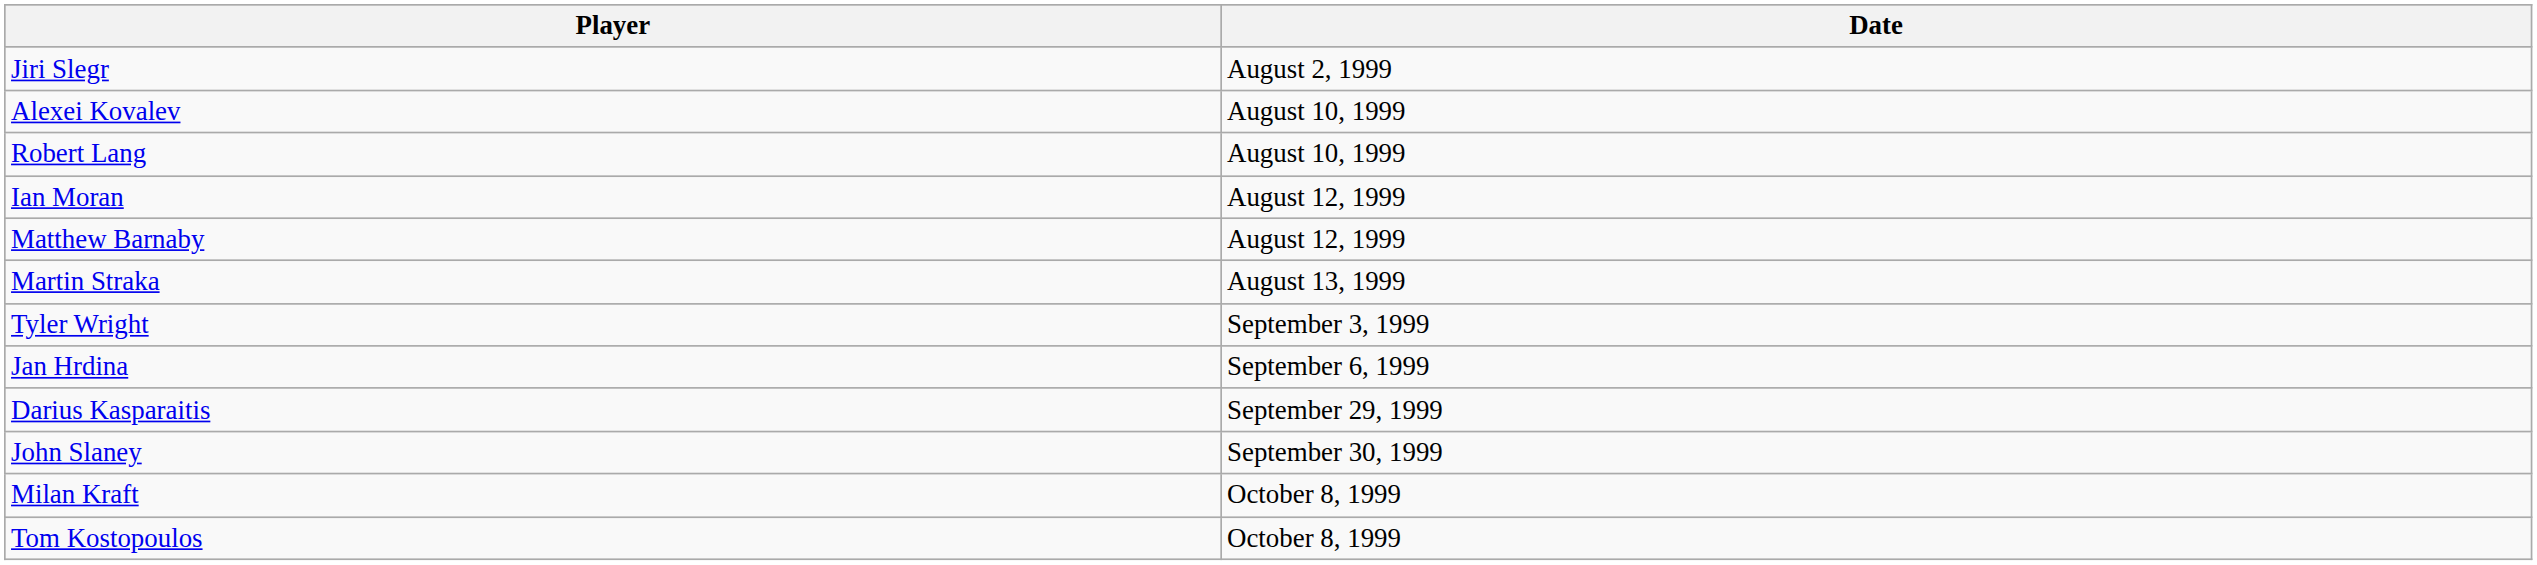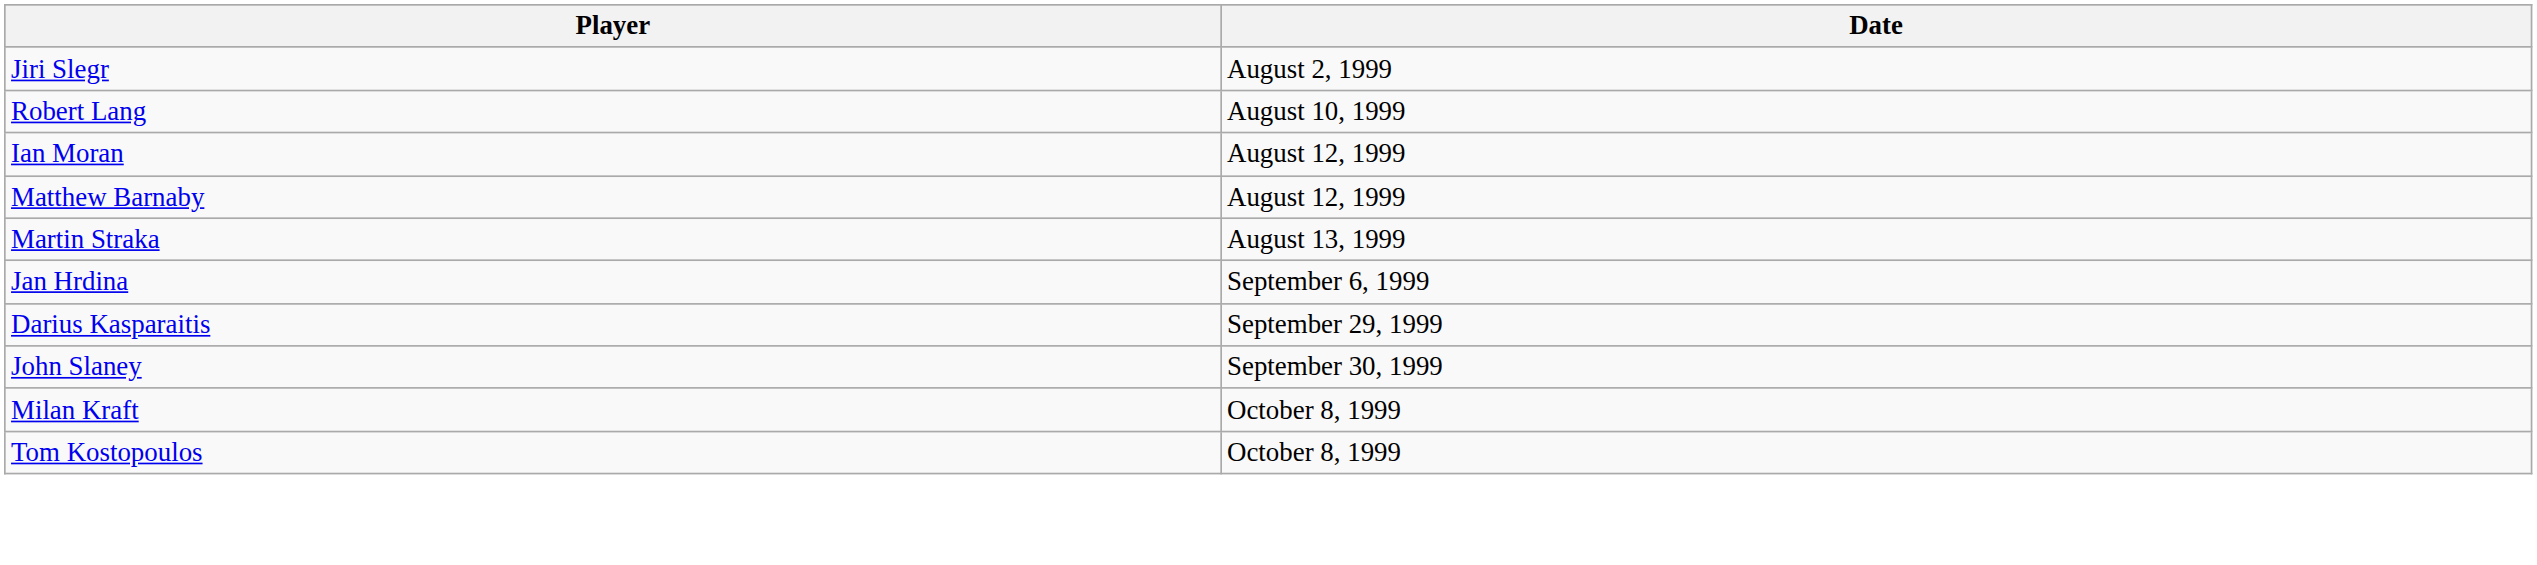- row: (96, 111)
- row: (80, 324)
